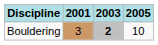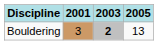(138, 31) 10 -> (138, 31) 13
